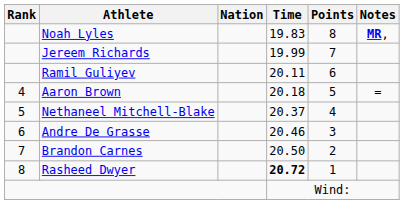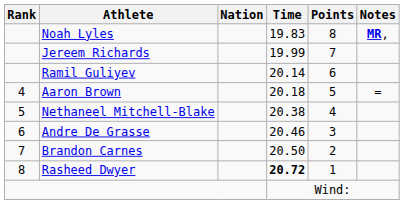(287, 73) 20.11 -> (287, 73) 20.14
(287, 112) 20.37 -> (287, 112) 20.38
